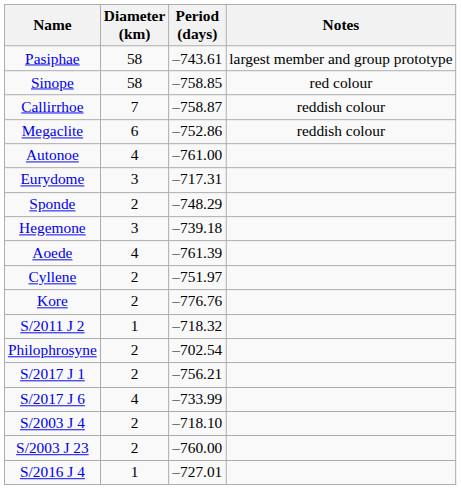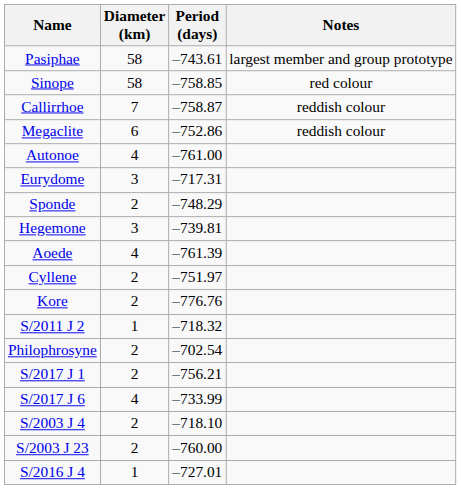(197, 228) –739.18 -> (197, 228) –739.81
